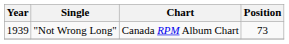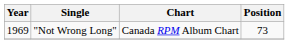(18, 30) 1939 -> (18, 30) 1969
